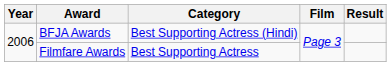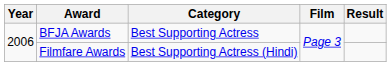(214, 33) Best Supporting Actress (Hindi) -> (195, 33) Best Supporting Actress
(195, 52) Best Supporting Actress -> (214, 52) Best Supporting Actress (Hindi)
